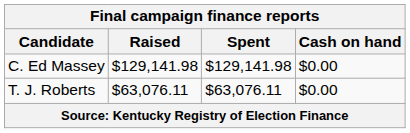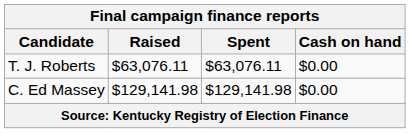rows swapped: (56, 66) <-> (52, 90)
